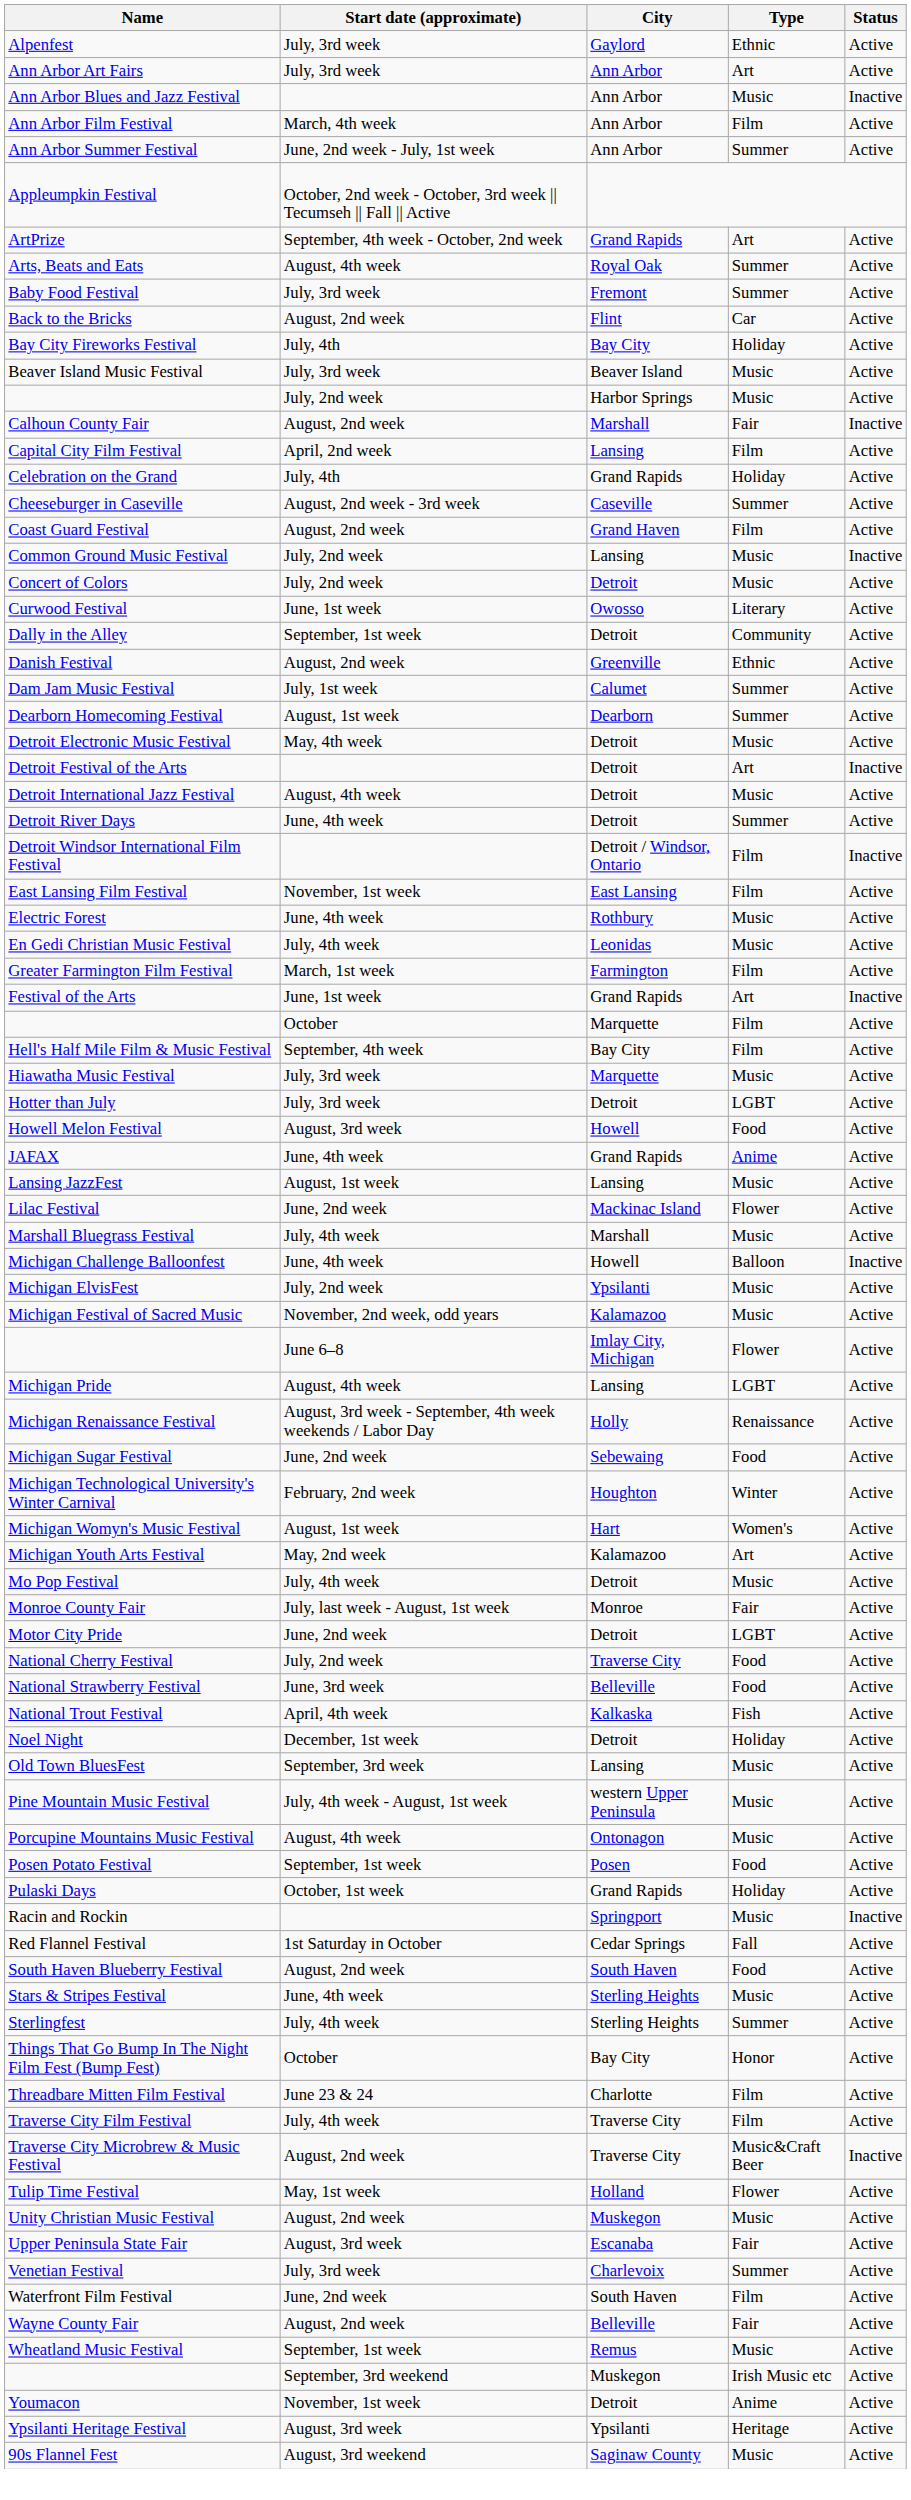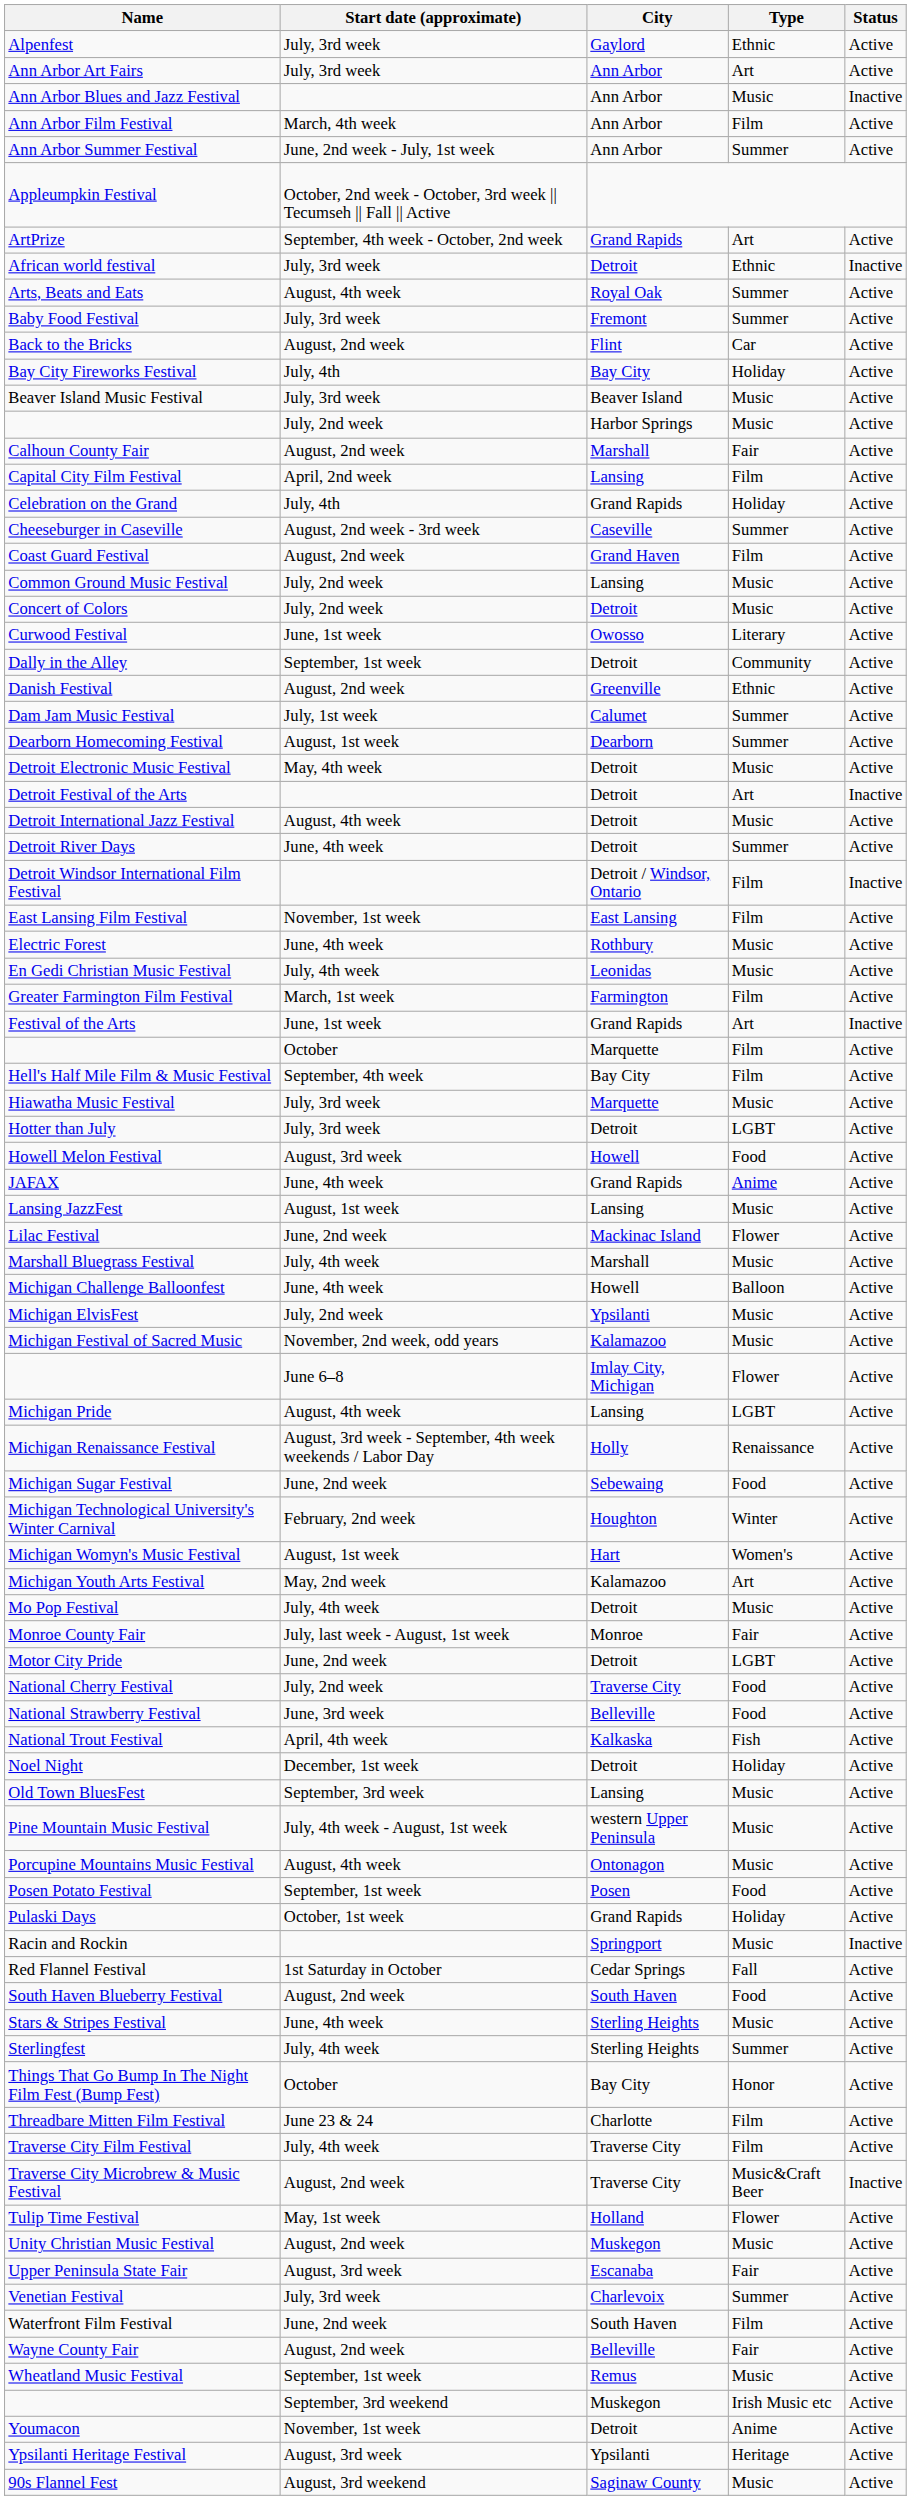+ row: (82, 266)
(876, 424) Inactive -> (871, 450) Active
(876, 556) Inactive -> (871, 582) Active
(876, 1261) Inactive -> (871, 1287) Active
